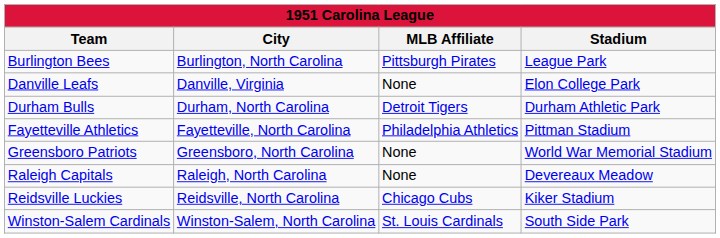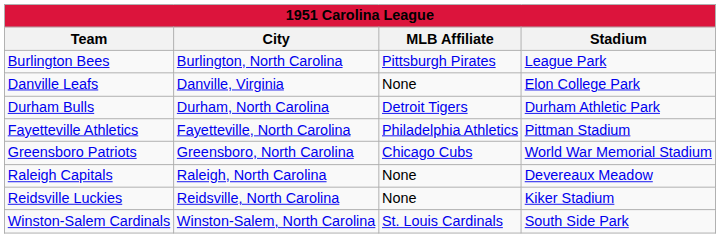(399, 152) None -> (427, 152) Chicago Cubs
(427, 198) Chicago Cubs -> (399, 198) None
